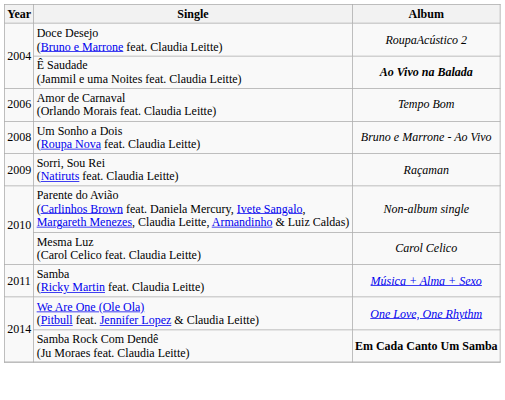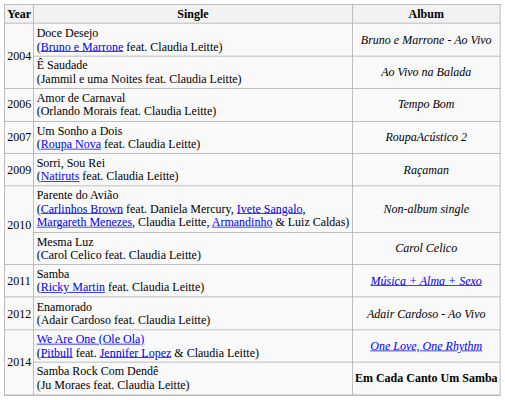(426, 39) RoupaAcústico 2 -> (426, 39) Bruno e Marrone - Ao Vivo
(426, 72) bold -> (426, 72) normal
(19, 137) 2008 -> (19, 137) 2007
(426, 137) Bruno e Marrone - Ao Vivo -> (426, 137) RoupaAcústico 2
+ row: (123, 313)
